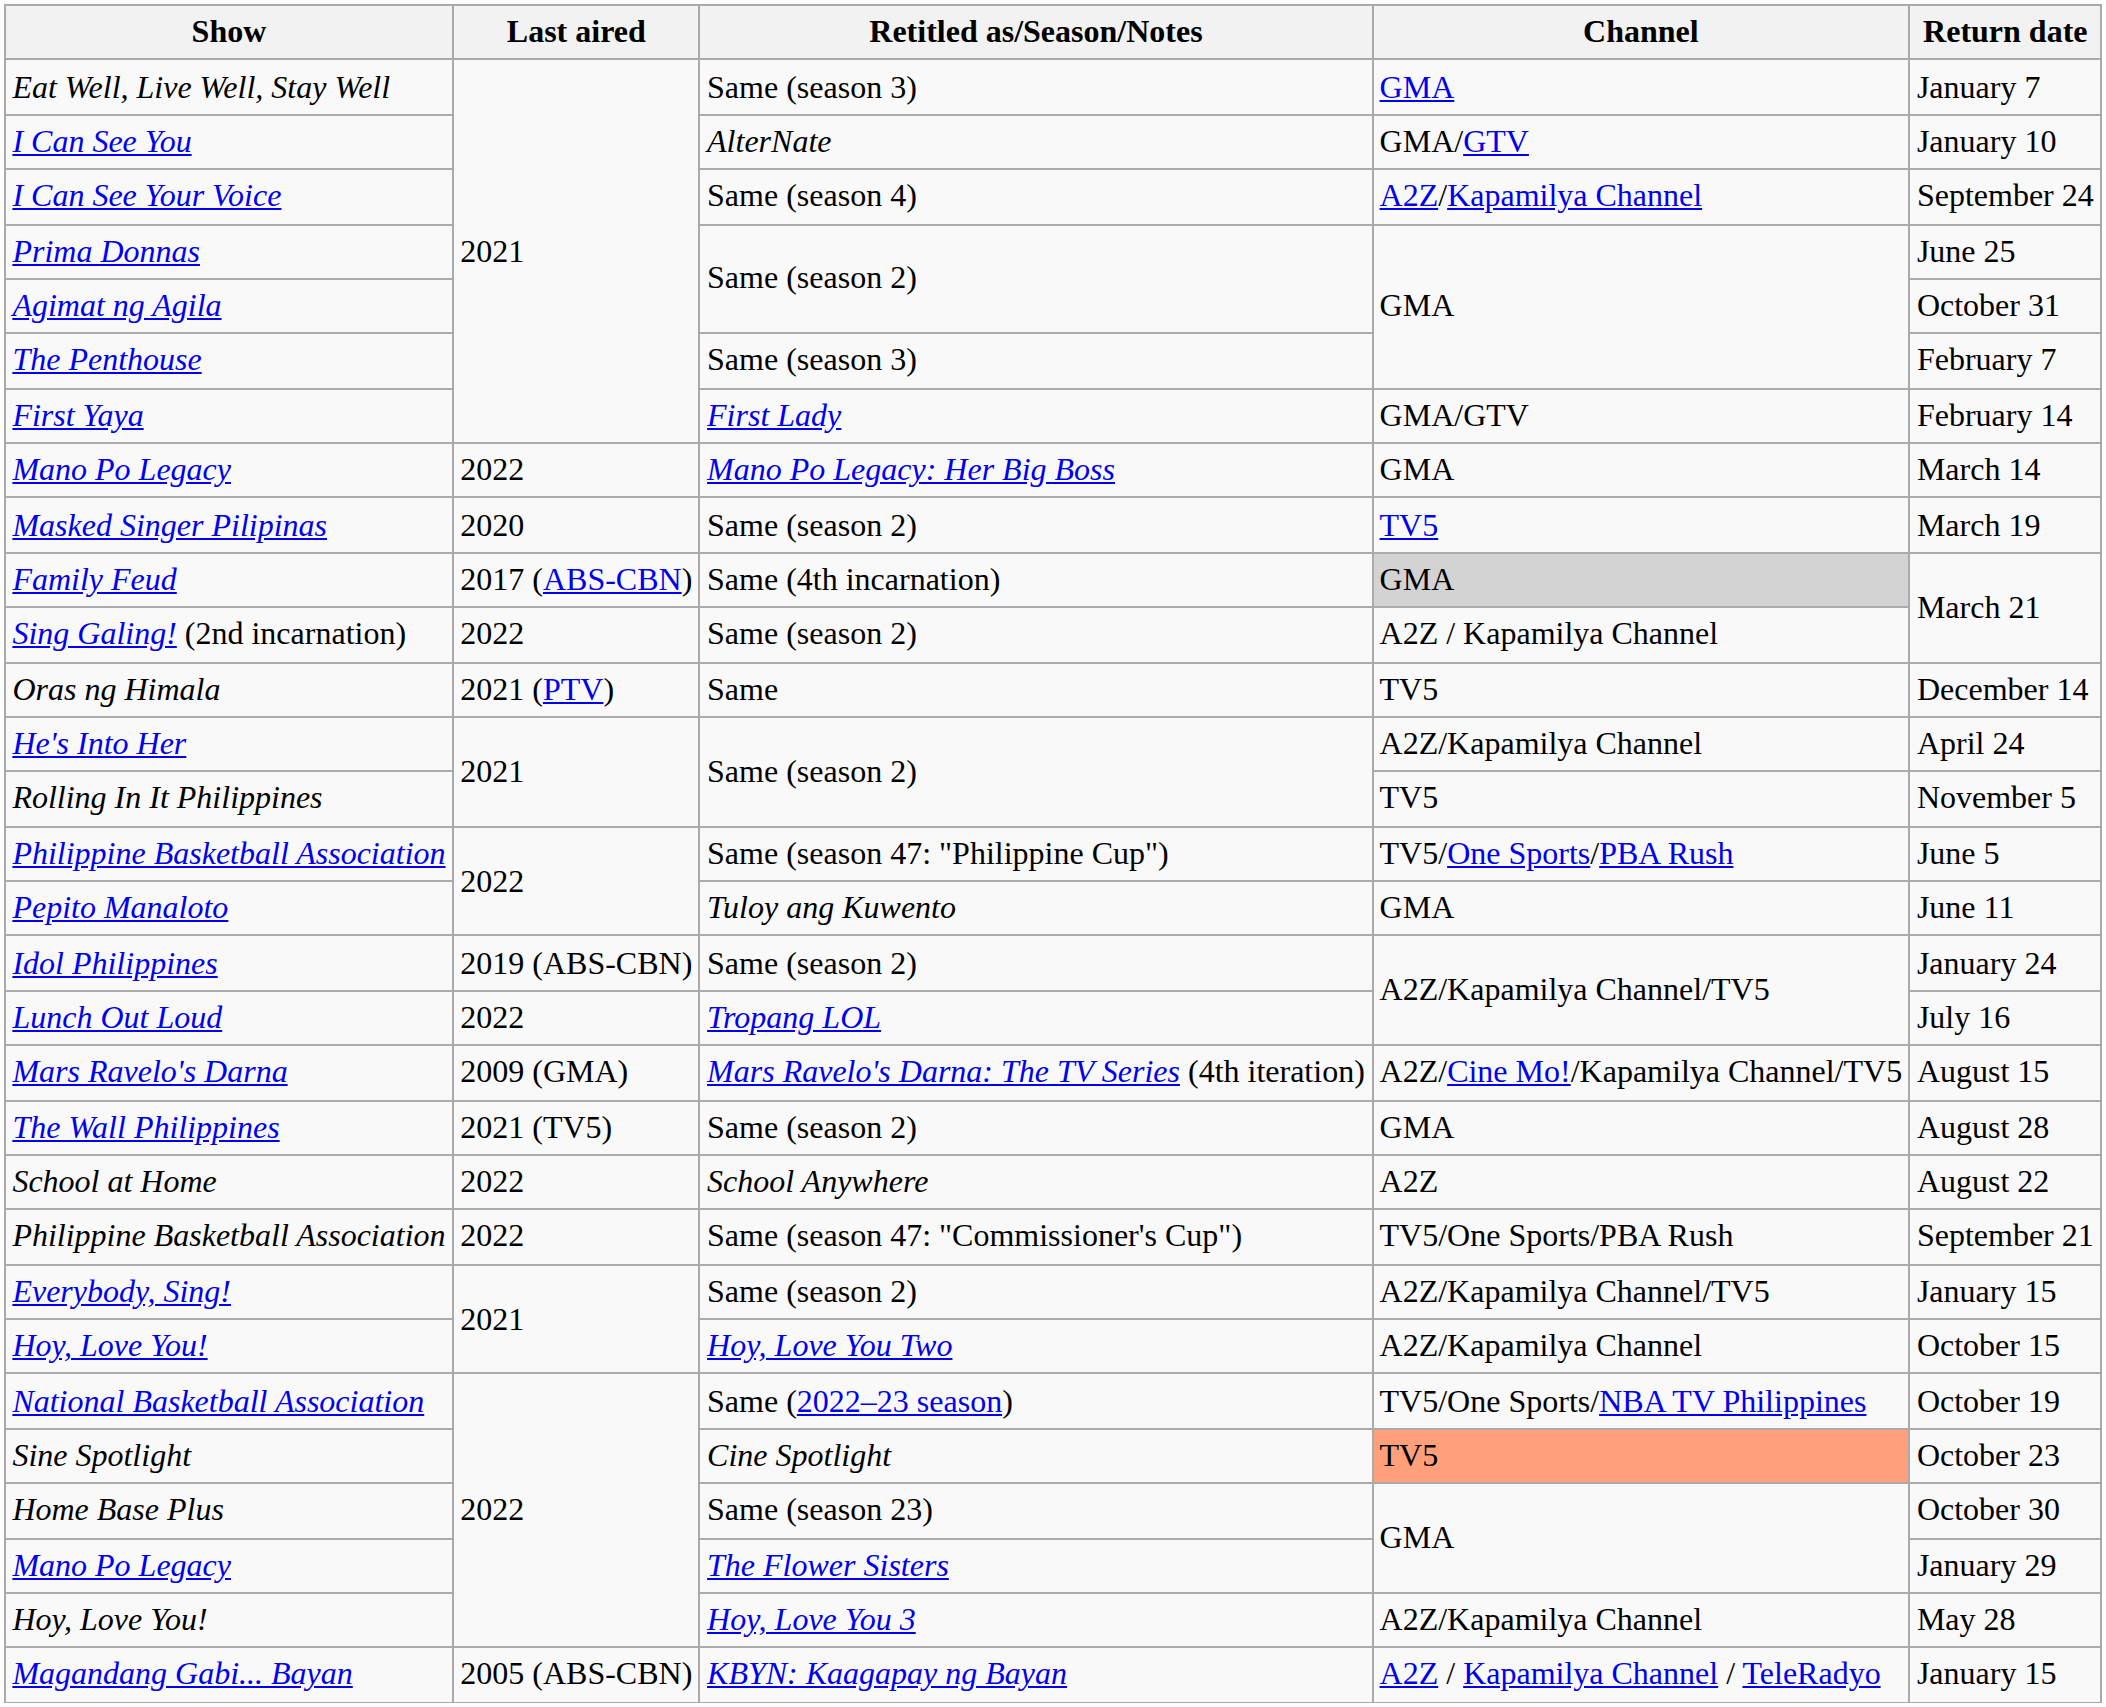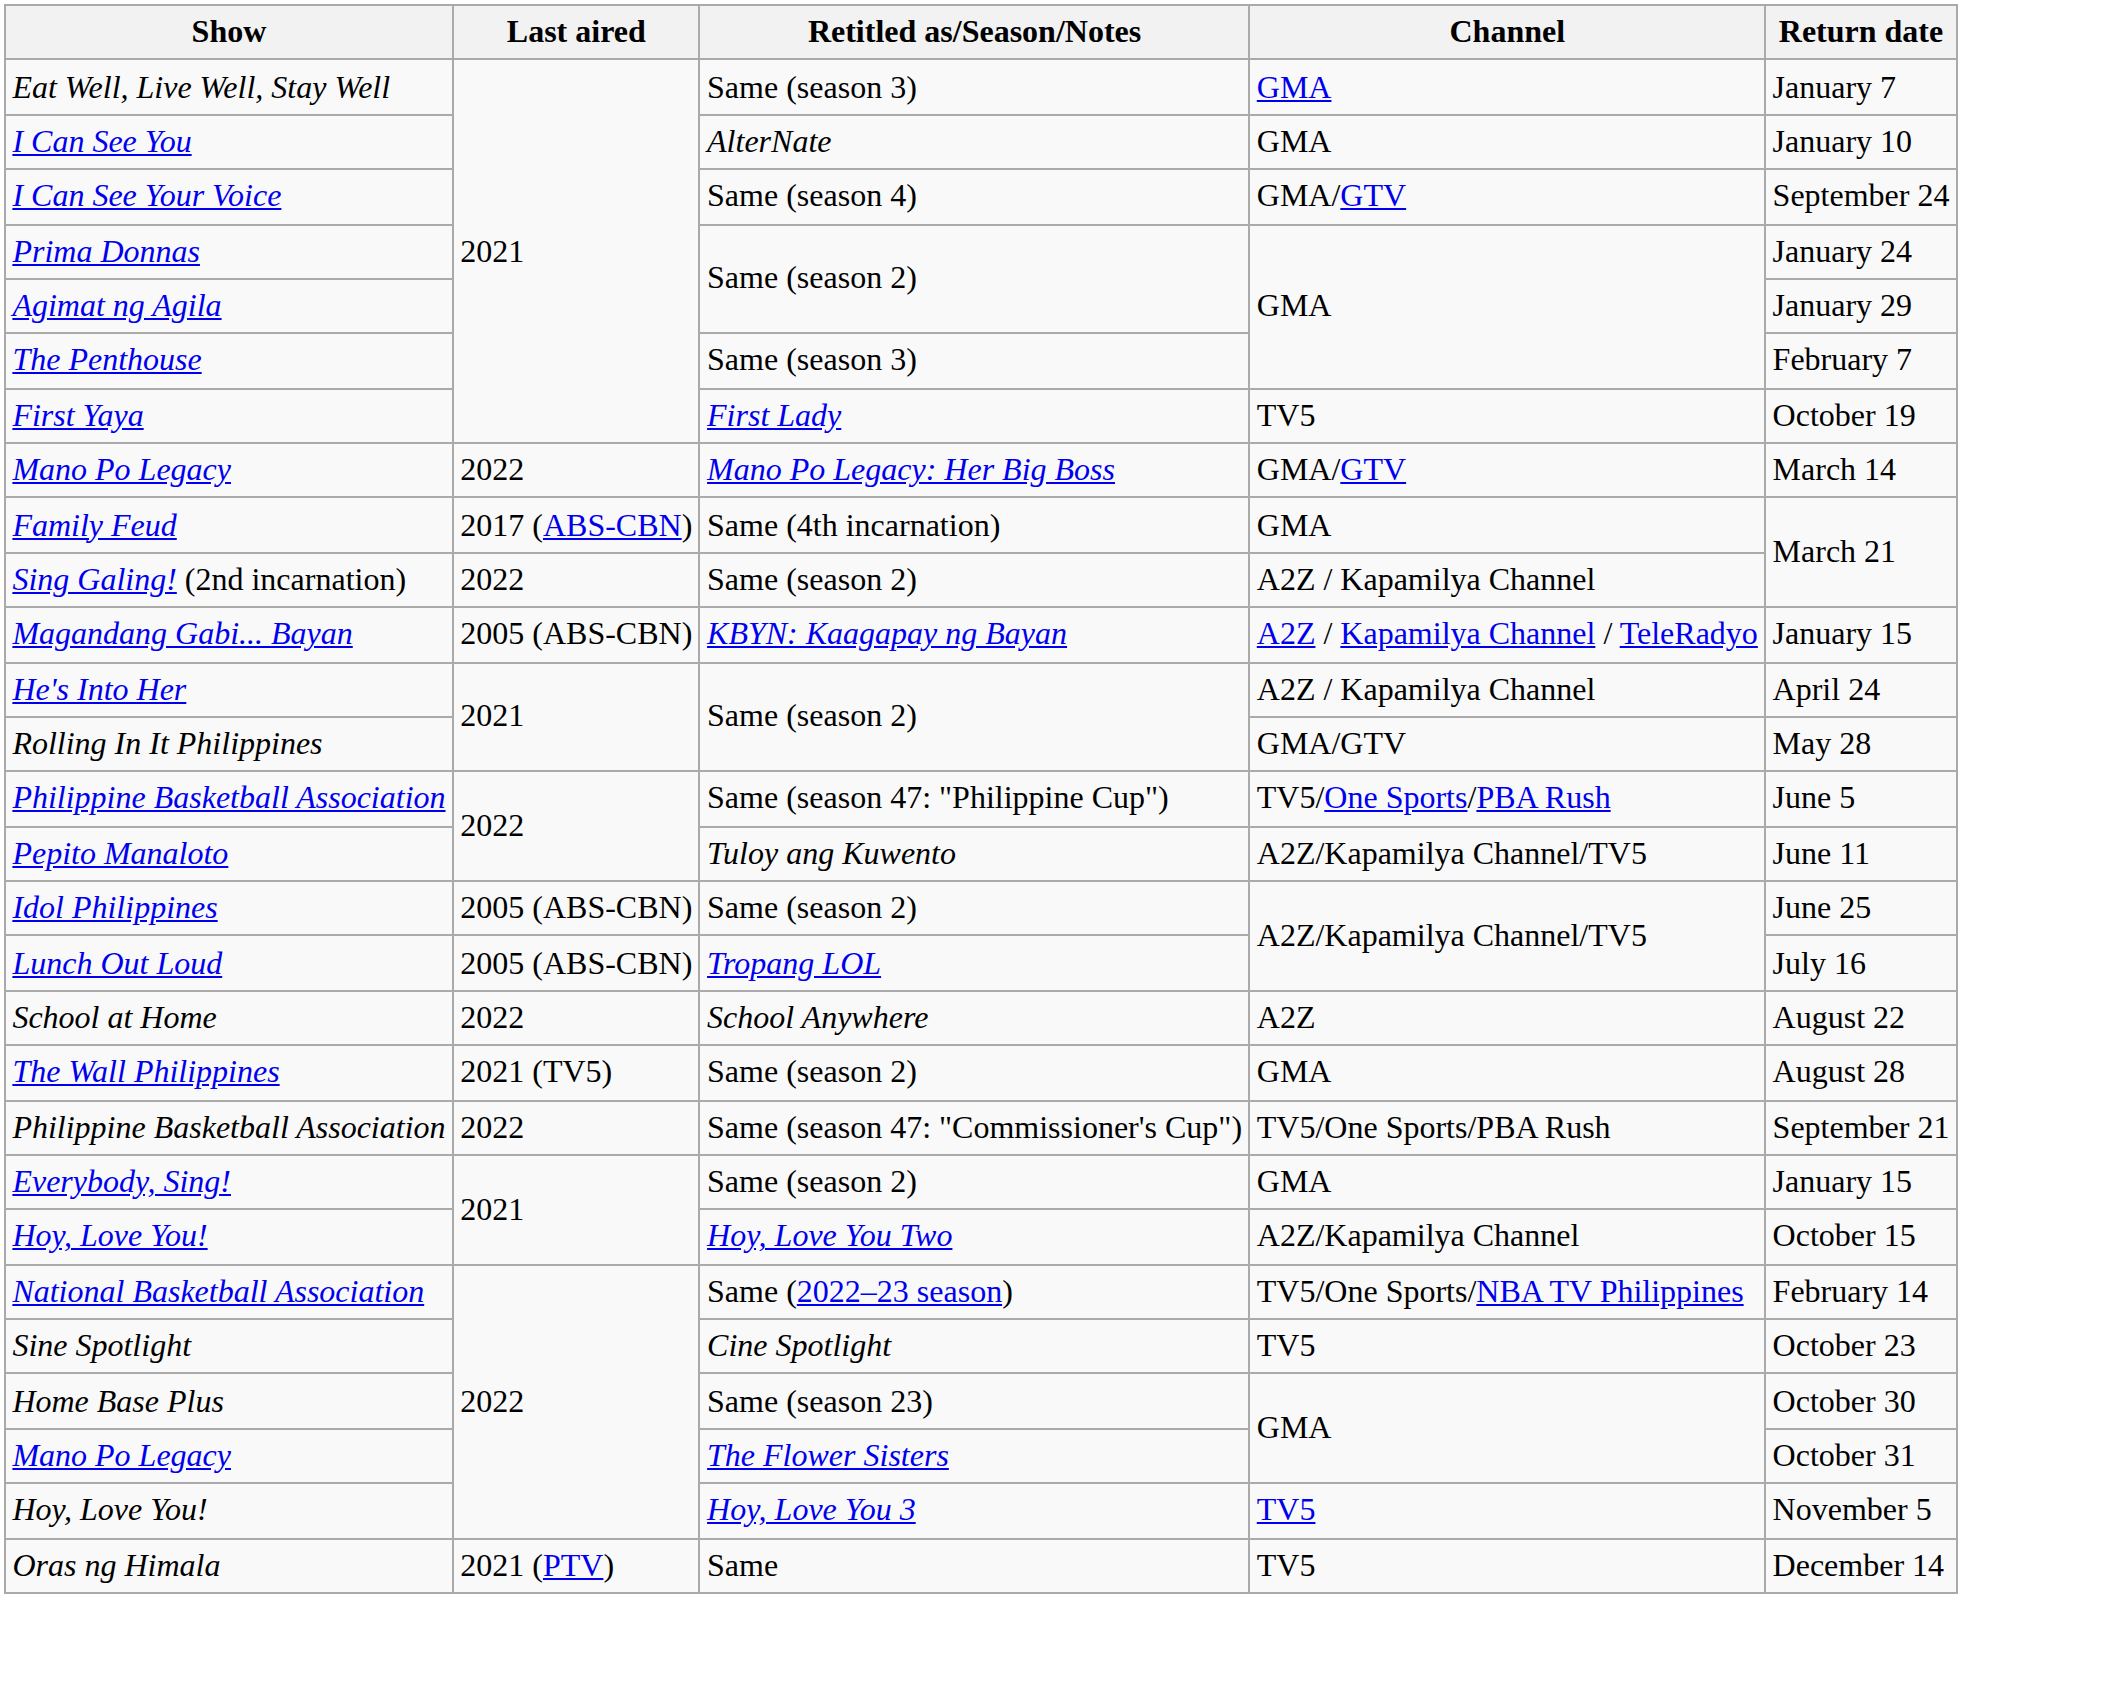(1454, 141) GMA/GTV -> (1294, 141) GMA
(1541, 196) A2Z/Kapamilya Channel -> (1331, 196) GMA/GTV
(1966, 250) June 25 -> (1842, 250) January 24
(1988, 305) October 31 -> (1842, 305) January 29
(1454, 415) GMA/GTV -> (1286, 415) TV5
(1995, 415) February 14 -> (1844, 415) October 19
(1417, 469) GMA -> (1331, 469) GMA/GTV
- row: (170, 524)
(1417, 579) lightgrey background -> (1294, 524) no background
rows swapped: (183, 1674) <-> (116, 688)
(1541, 743) A2Z/Kapamilya Channel -> (1426, 688) A2Z / Kapamilya Channel
(1409, 798) TV5 -> (1331, 743) GMA/GTV
(1996, 798) November 5 -> (1822, 743) May 28
(1417, 907) GMA -> (1452, 853) A2Z/Kapamilya Channel/TV5
(576, 962) 2019 (ABS-CBN) -> (576, 907) 2005 (ABS-CBN)
(1987, 962) January 24 -> (1822, 907) June 25
(492, 1017) 2022 -> (576, 962) 2005 (ABS-CBN)
- row: (150, 1072)
rows swapped: (115, 1181) <-> (146, 1126)
(1575, 1291) A2Z/Kapamilya Channel/TV5 -> (1294, 1181) GMA
(1988, 1400) October 19 -> (1850, 1291) February 14
(1409, 1455) lightsalmon background -> (1286, 1345) no background
(1987, 1564) January 29 -> (1844, 1455) October 31
(1541, 1619) A2Z/Kapamilya Channel -> (1286, 1510) TV5
(1966, 1619) May 28 -> (1852, 1510) November 5
